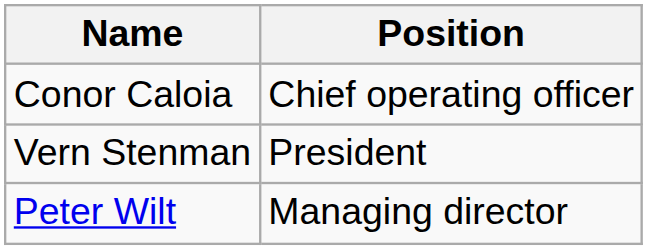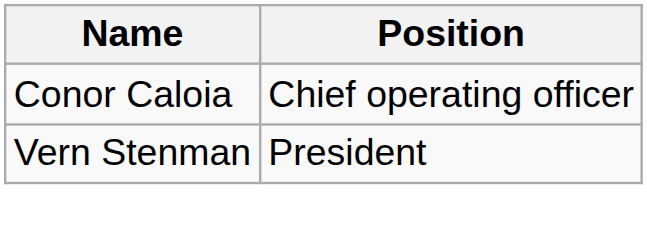- row: (95, 212)
